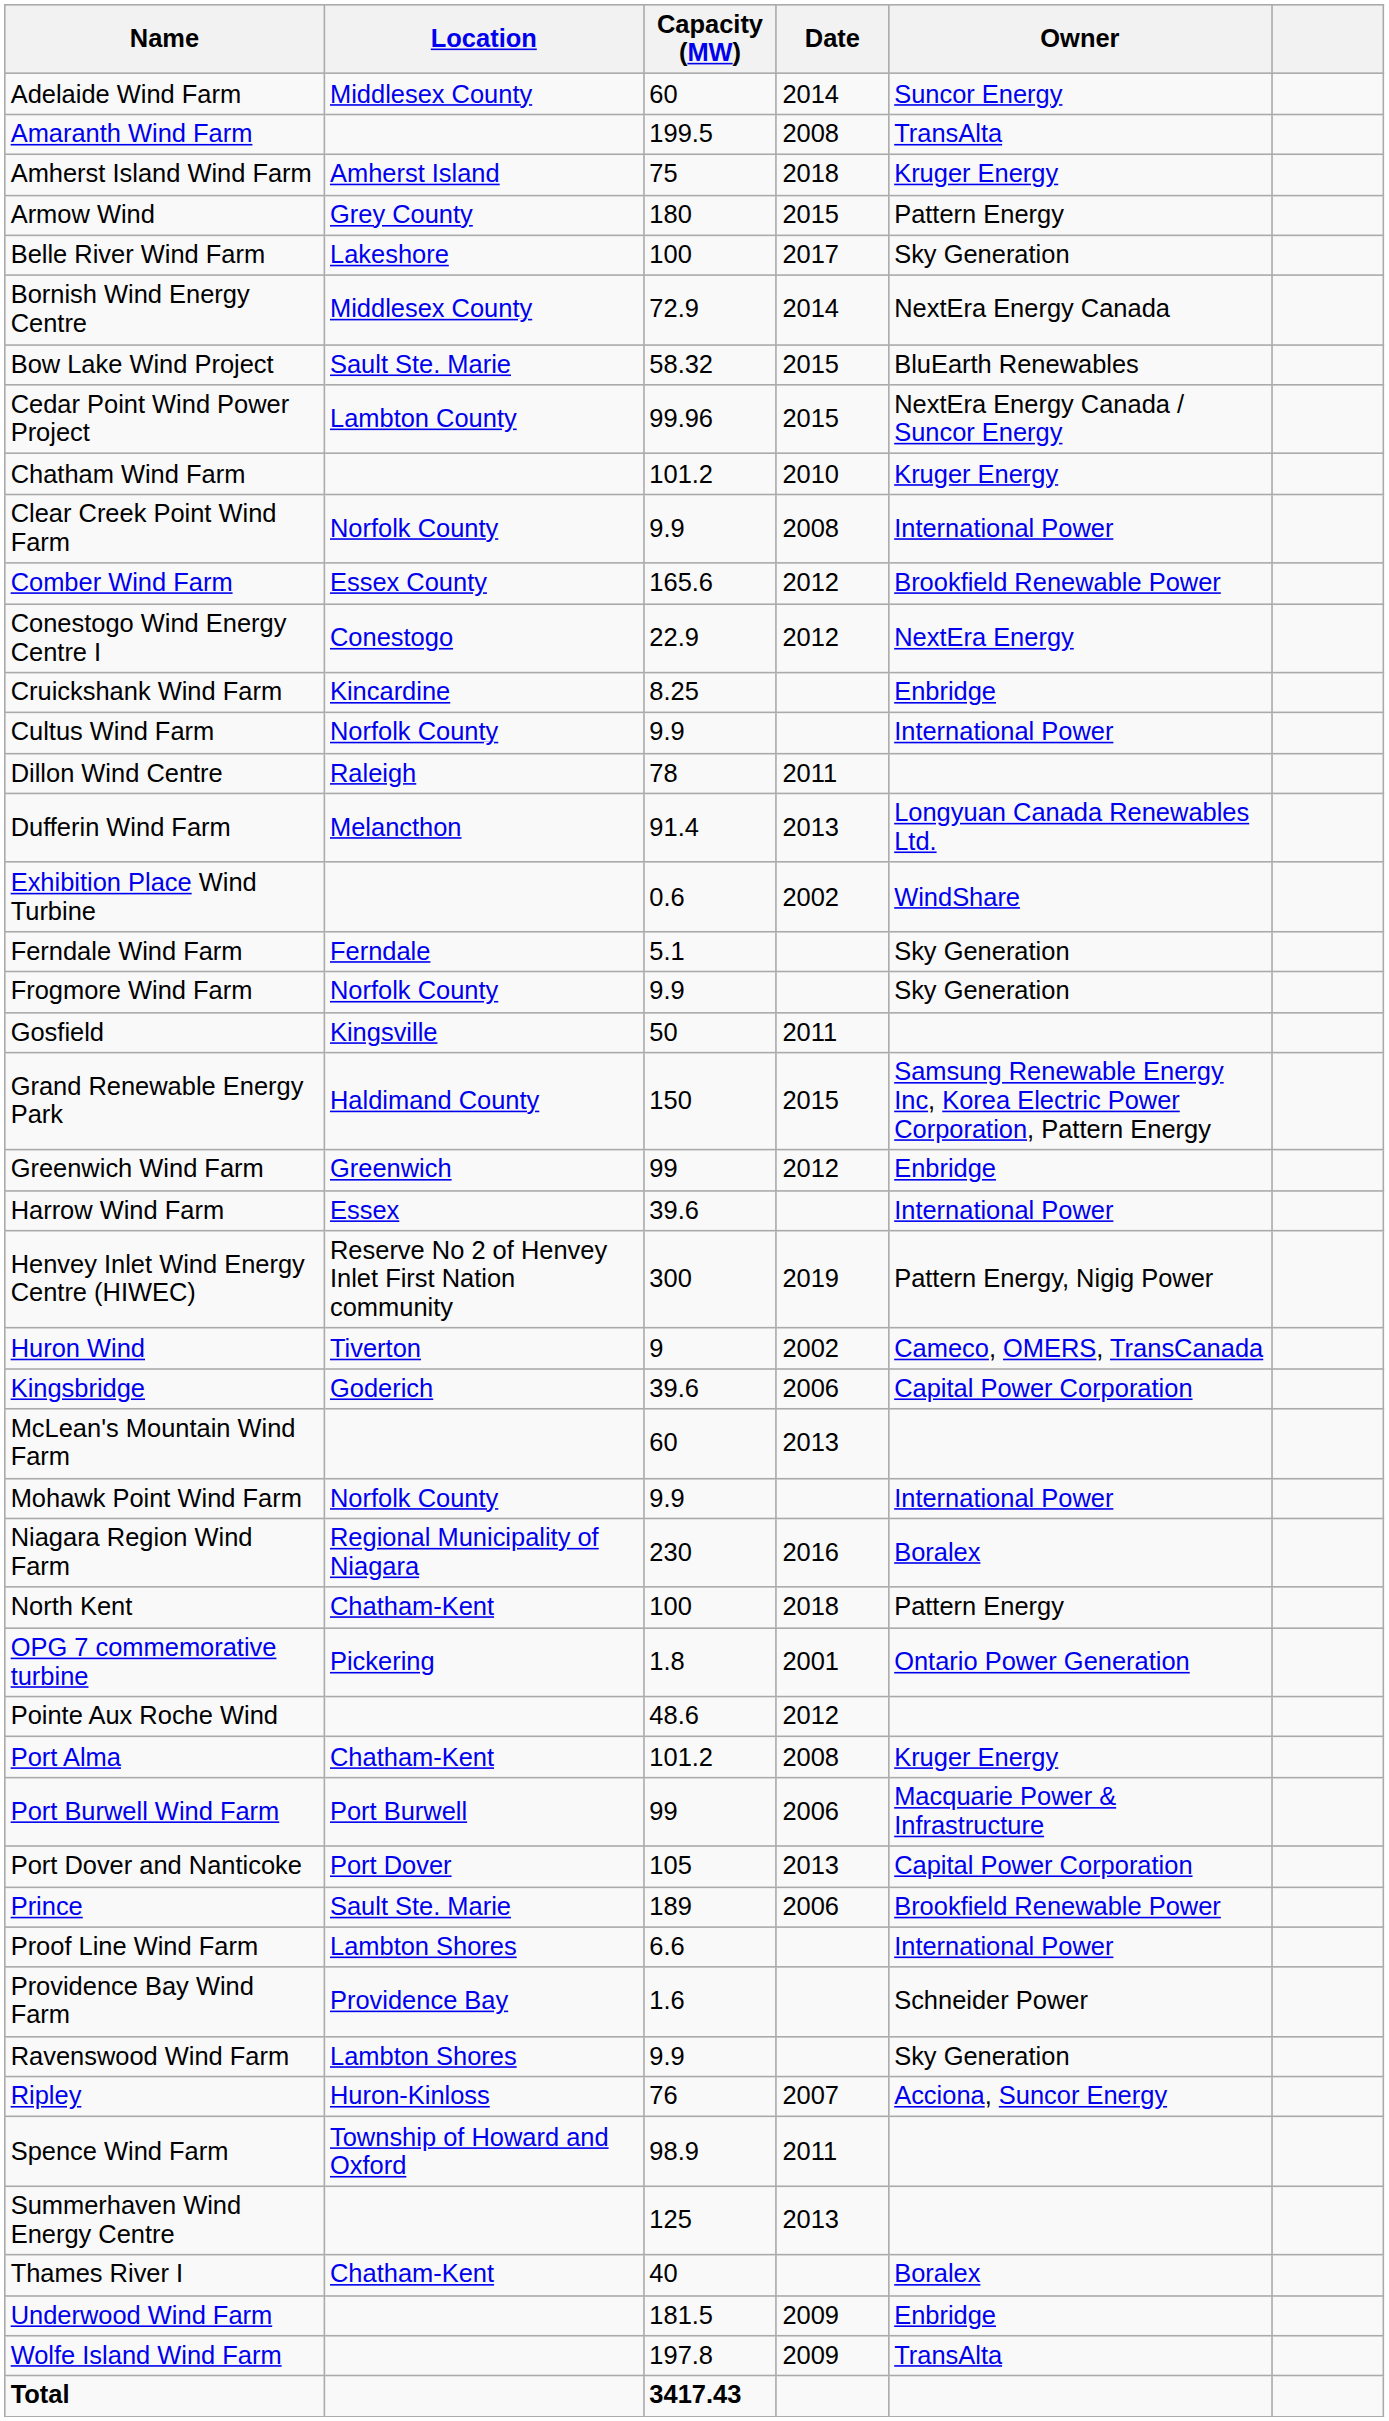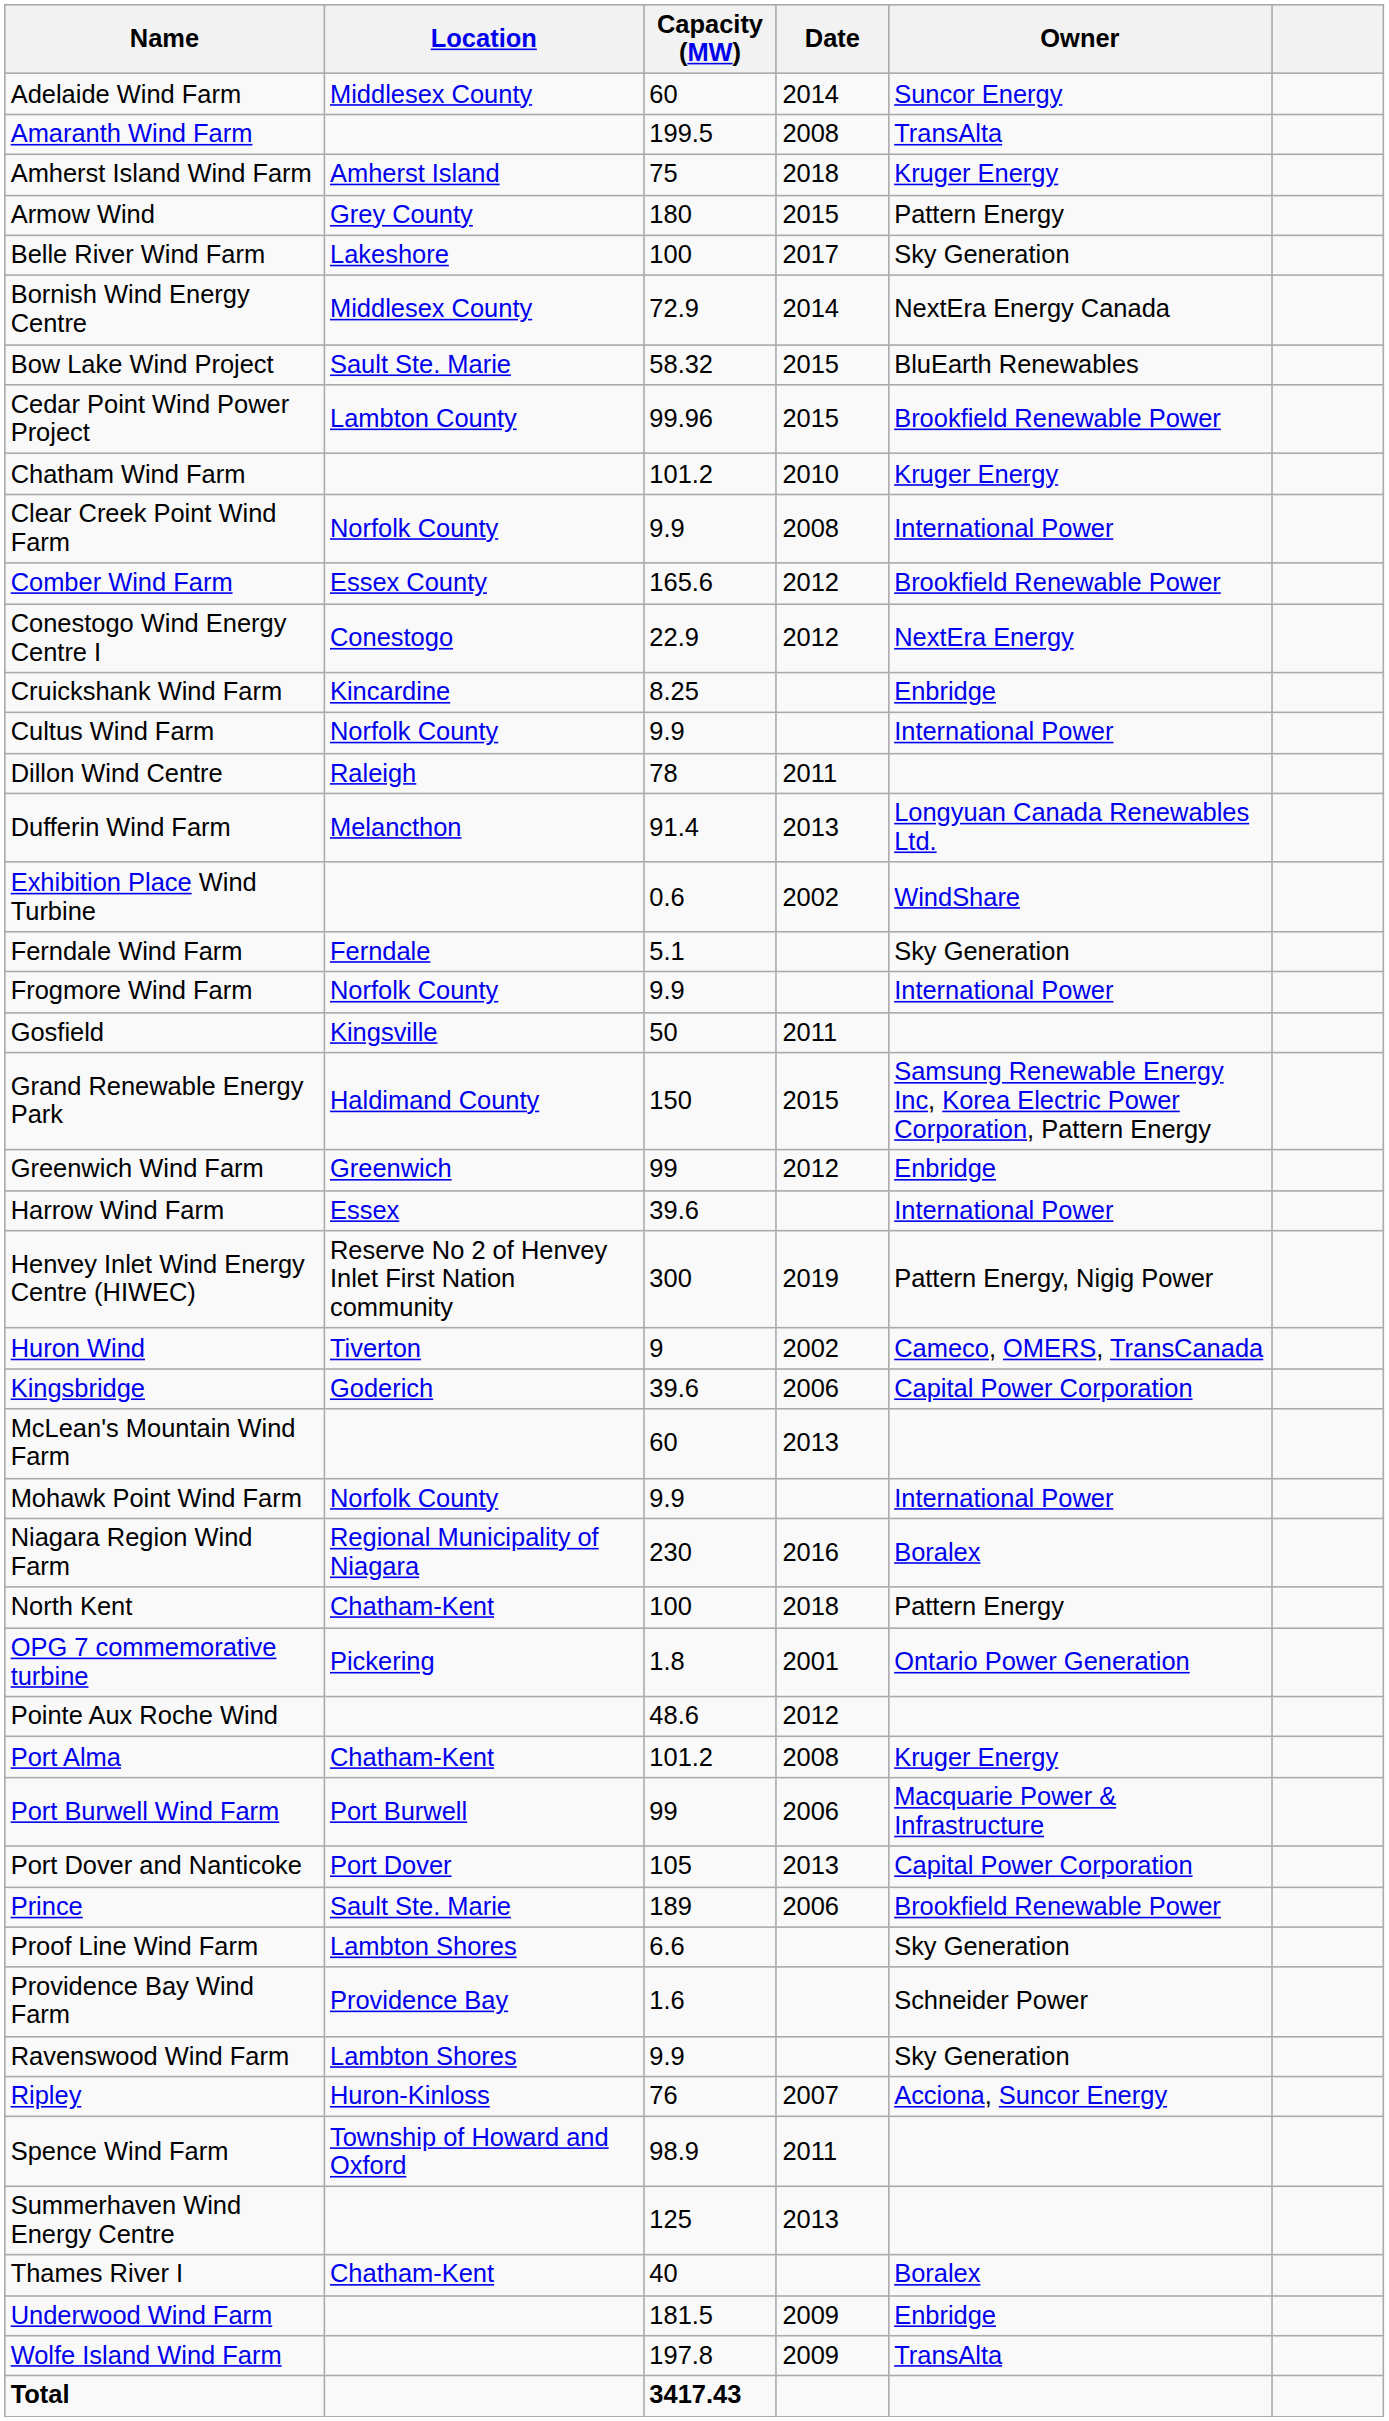(1039, 418) NextEra Energy Canada / Suncor Energy -> (1058, 418) Brookfield Renewable Power
(982, 991) Sky Generation -> (1004, 991) International Power
(1004, 1946) International Power -> (982, 1946) Sky Generation
